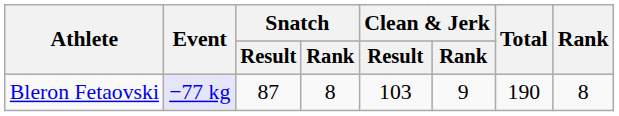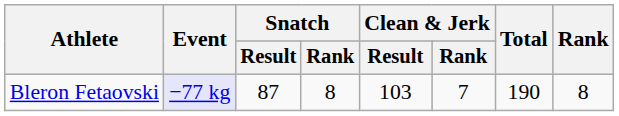(463, 92) 9 -> (463, 92) 7
